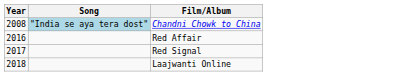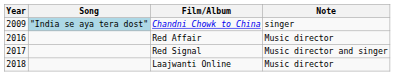+ column: (326, 11)
(16, 24) 2008 -> (16, 24) 2009
